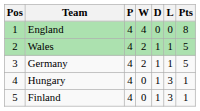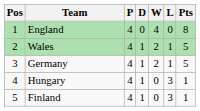columns swapped: (144, 13) <-> (158, 13)
